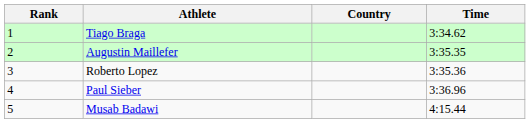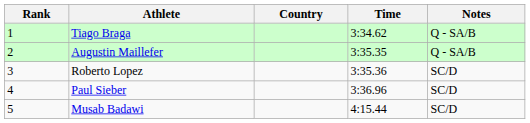+ column: (476, 14)
